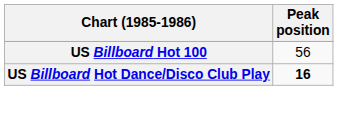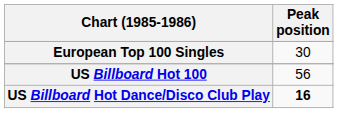+ row: (139, 52)
